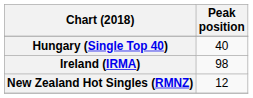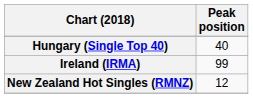(222, 64) 98 -> (222, 64) 99
